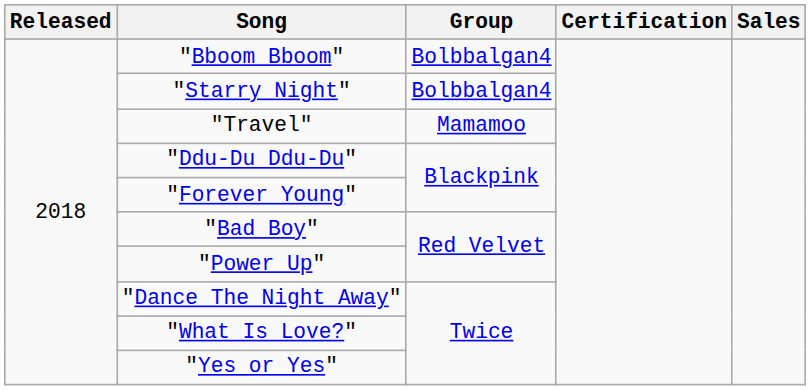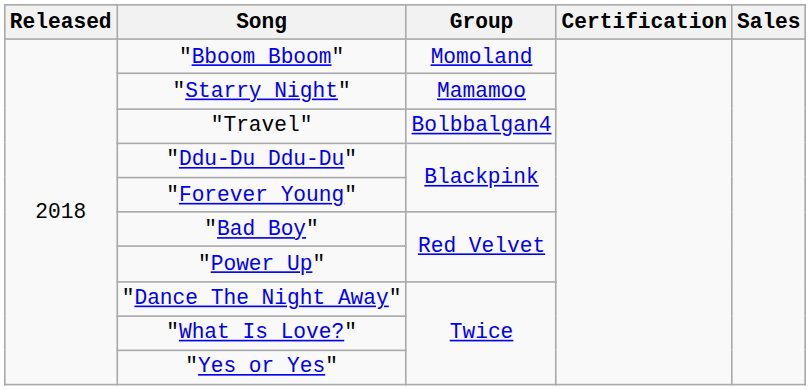(482, 57) Bolbbalgan4 -> (482, 57) Momoland
(482, 91) Bolbbalgan4 -> (482, 91) Mamamoo
(482, 126) Mamamoo -> (482, 126) Bolbbalgan4
